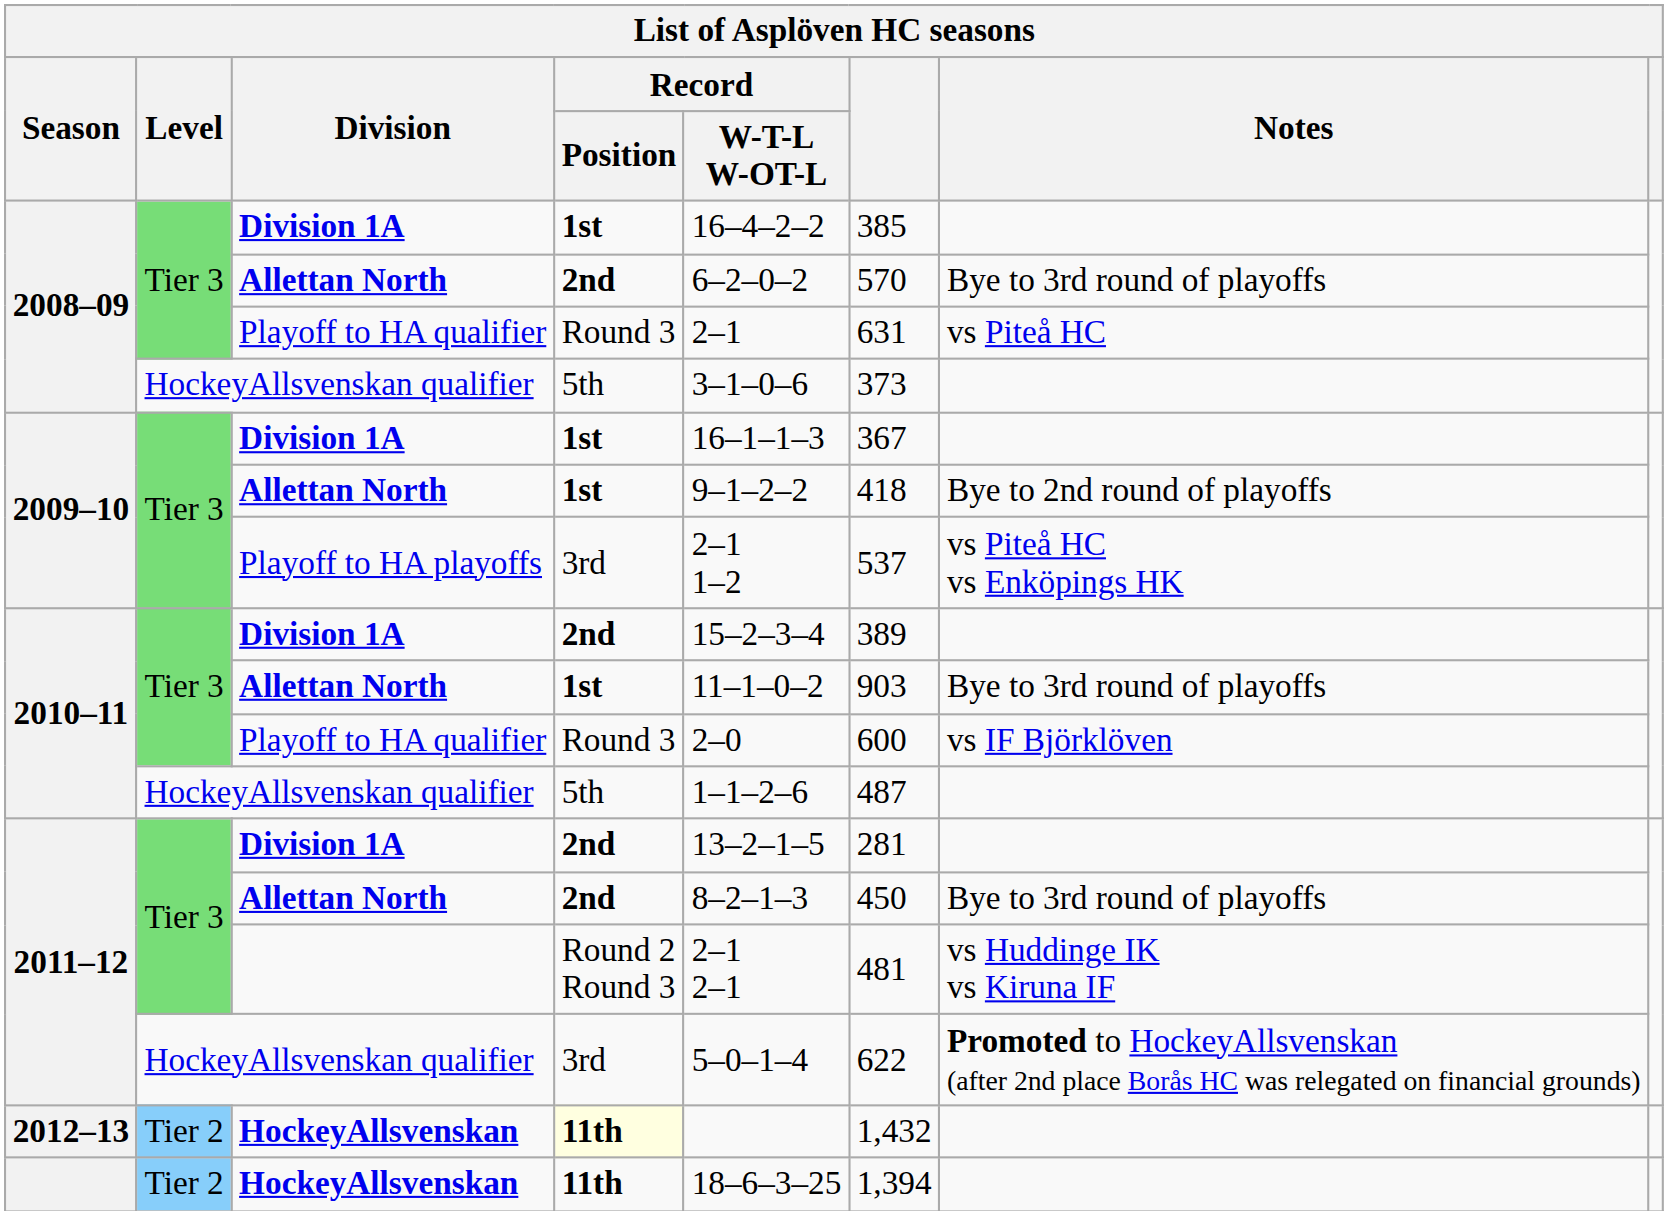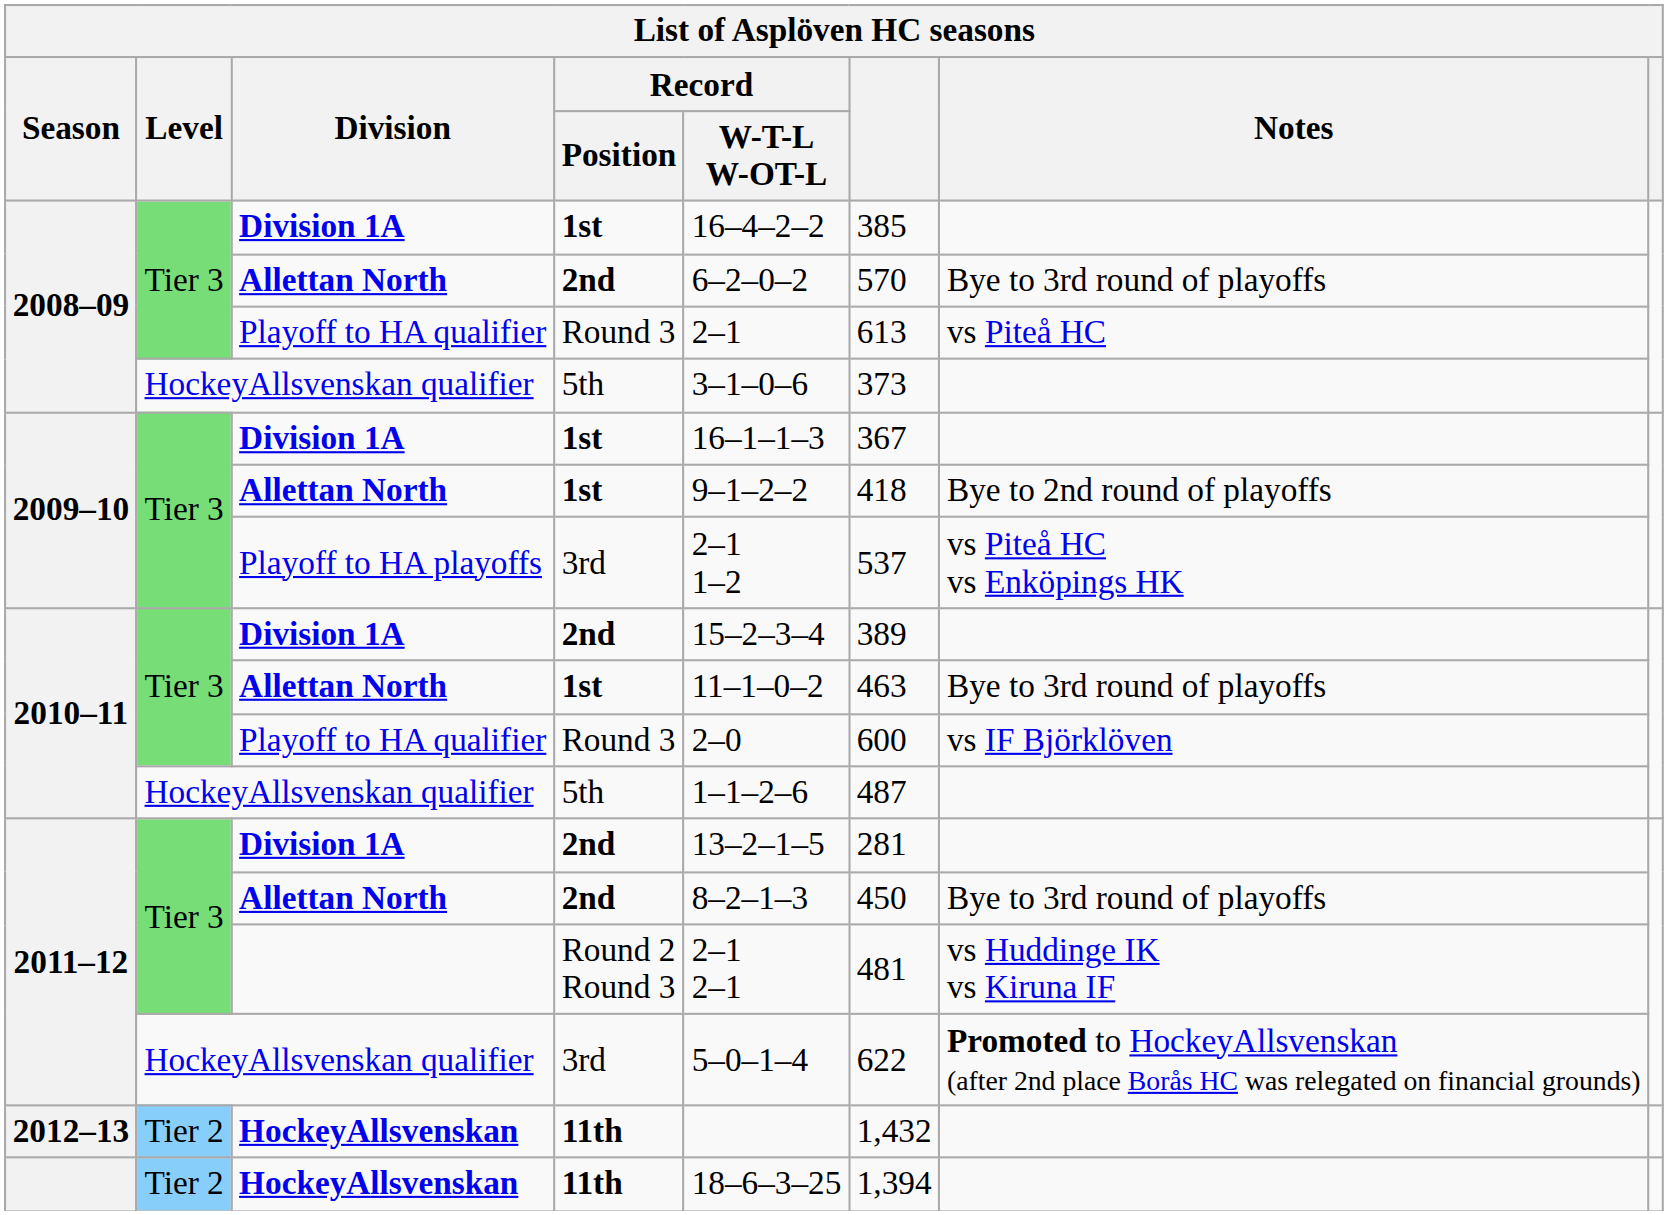(882, 332) 631 -> (882, 332) 613
(882, 686) 903 -> (882, 686) 463
(592, 1130) lightyellow background -> (592, 1130) no background
